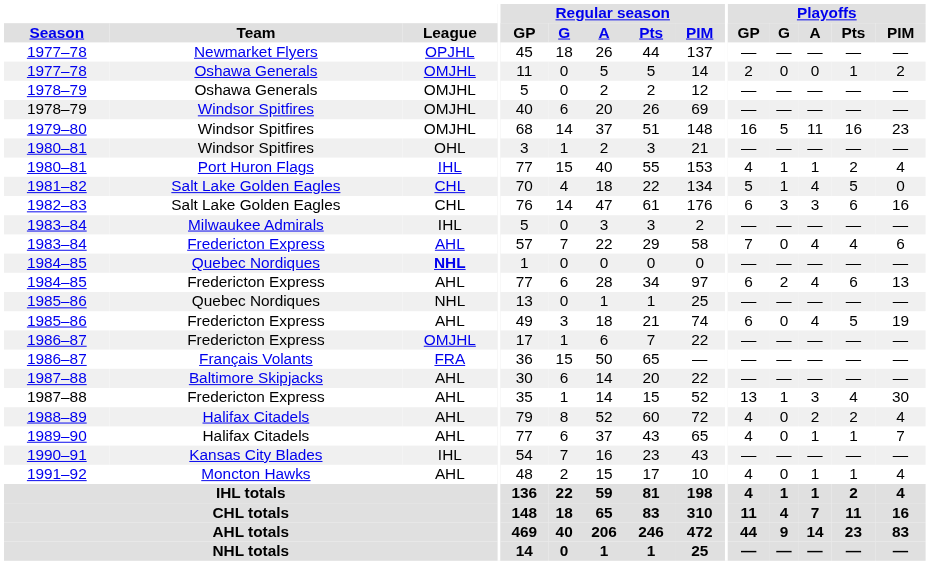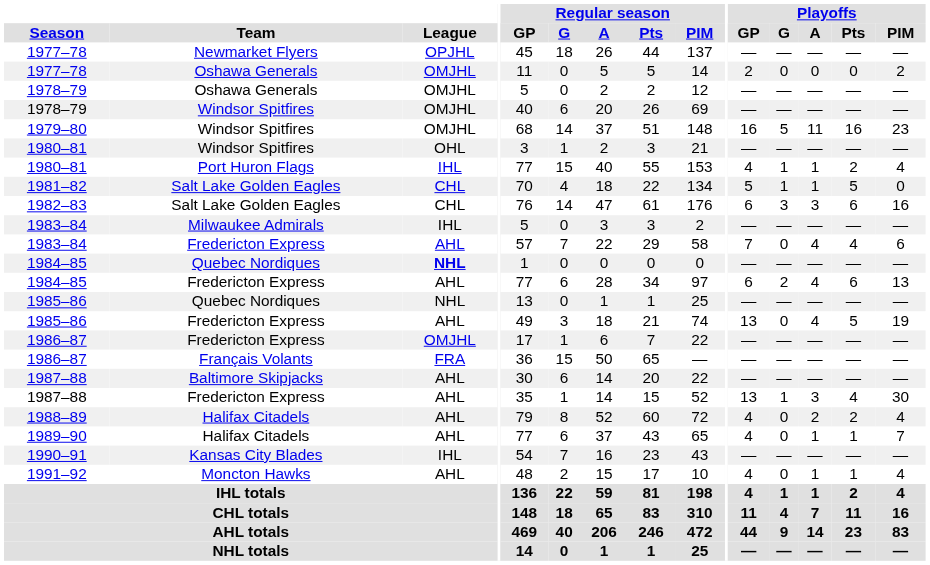(853, 71) 1 -> (853, 71) 0
(815, 186) 4 -> (815, 186) 1
(749, 320) 6 -> (749, 320) 13
